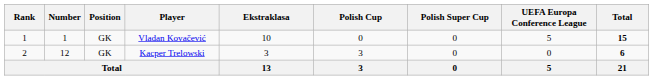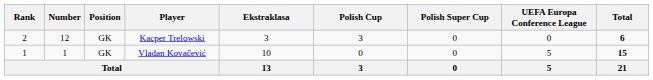rows swapped: (172, 38) <-> (172, 53)
